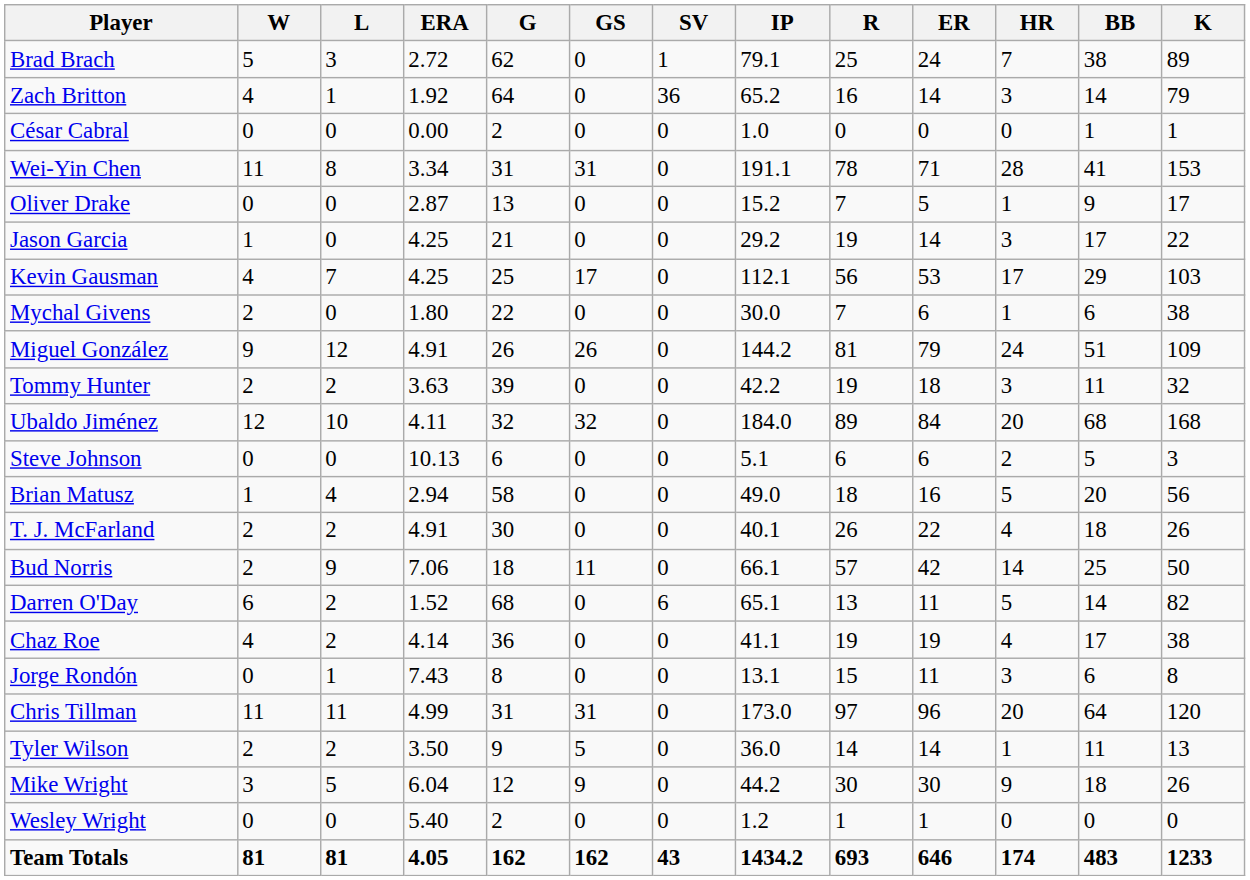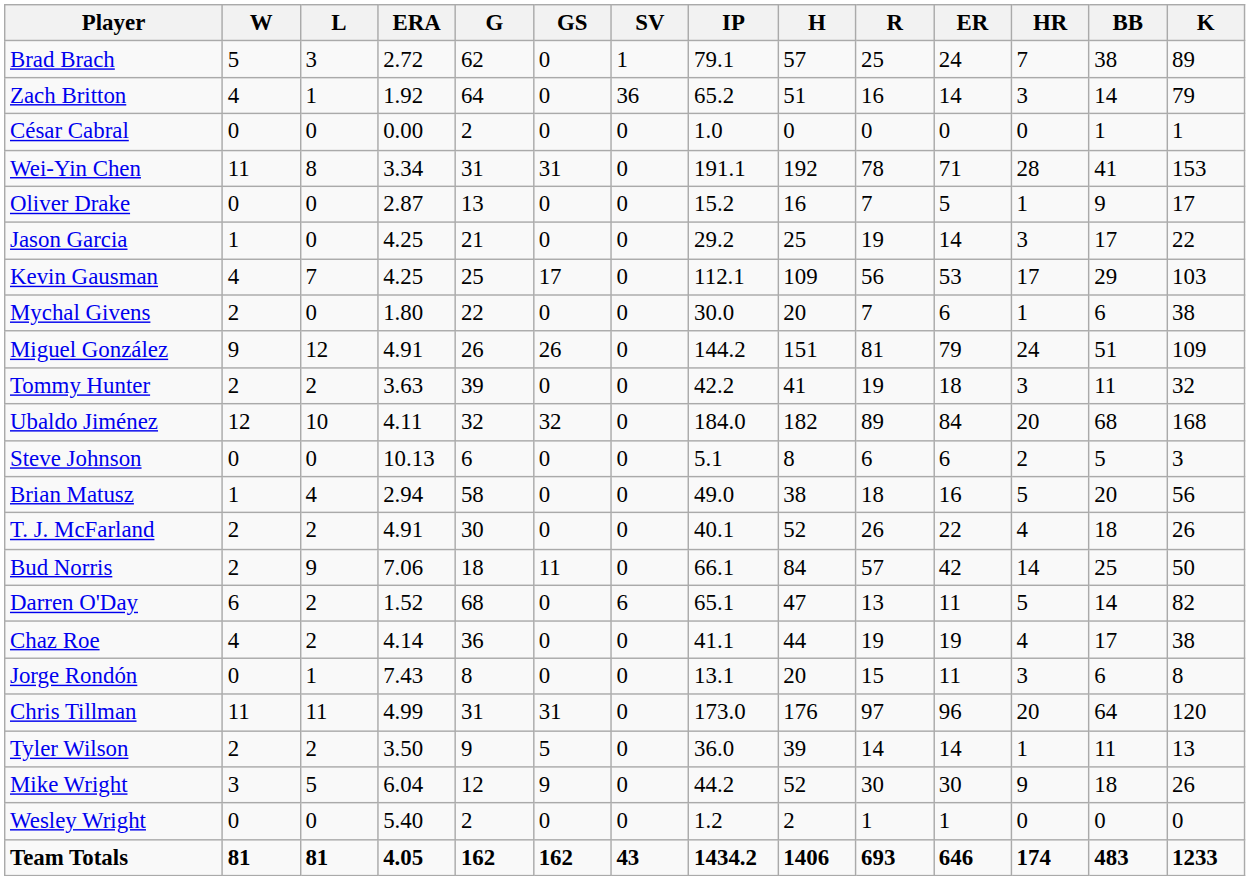+ column: (817, 22)
